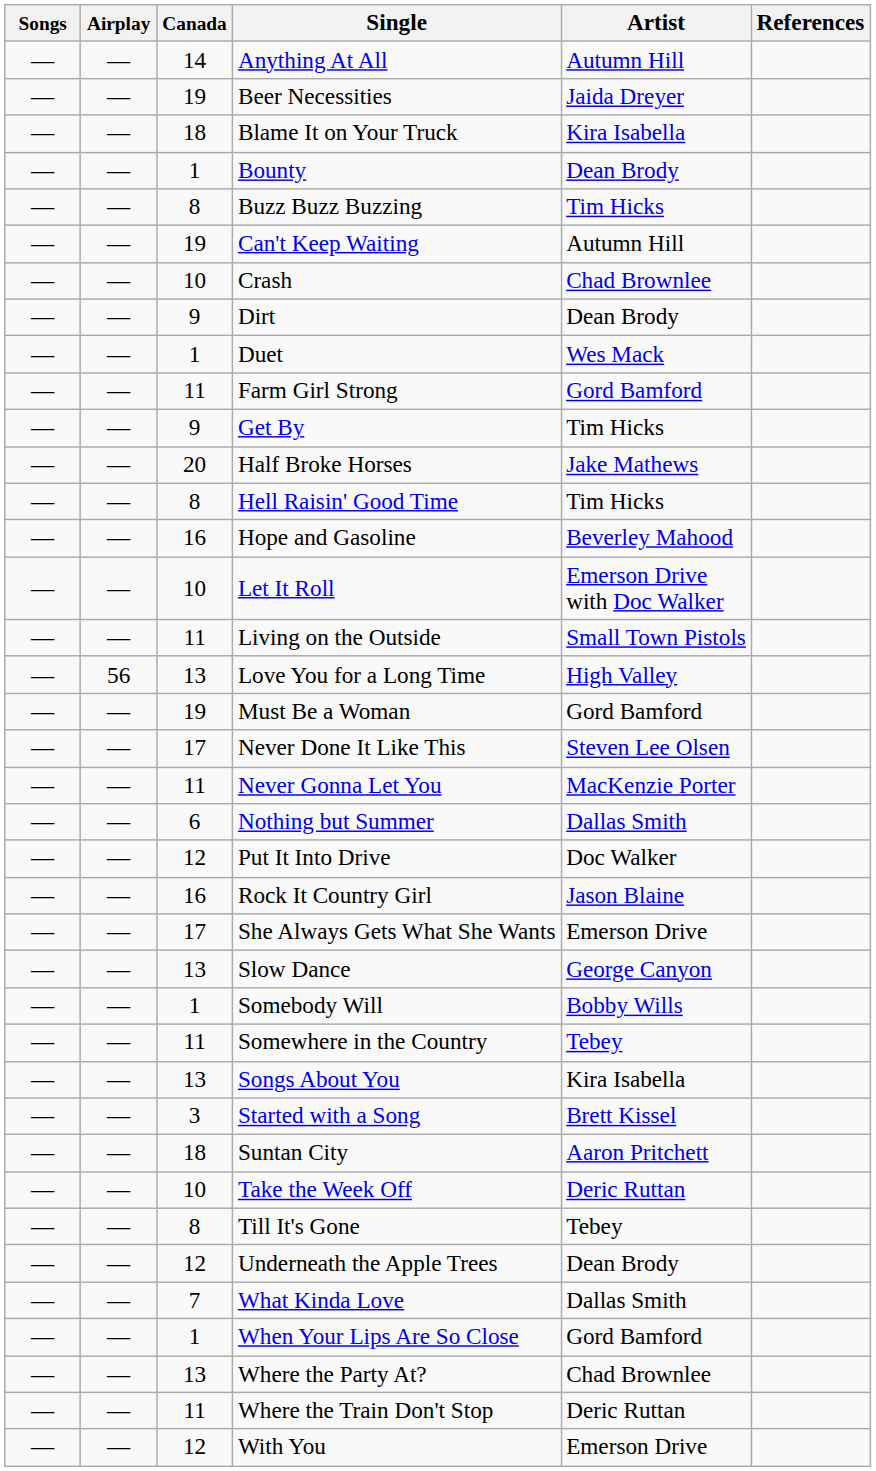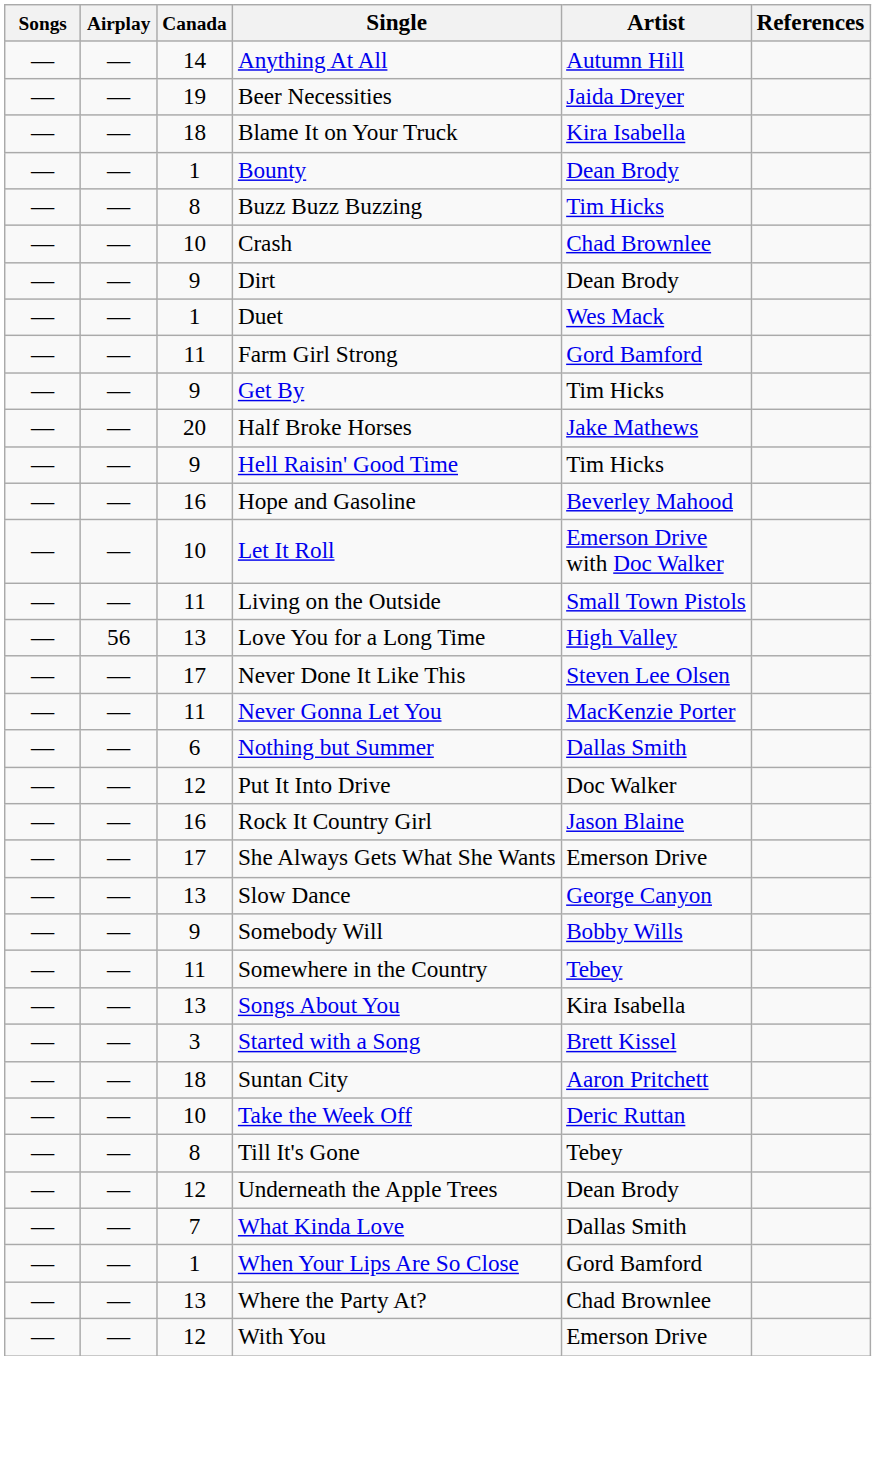- row: (328, 243)
(195, 501) 8 -> (195, 464) 9
- row: (324, 711)
(195, 1005) 1 -> (195, 932) 9
- row: (366, 1410)
